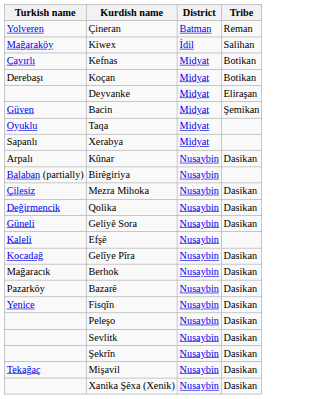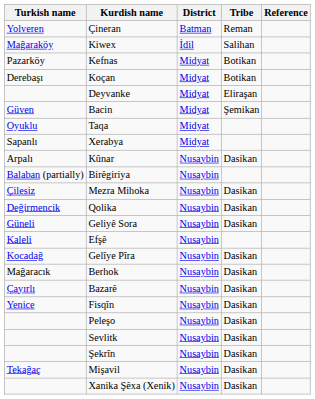+ column: (286, 12)
(21, 61) Çayırlı -> (26, 61) Pazarköy
(26, 288) Pazarköy -> (21, 288) Çayırlı
